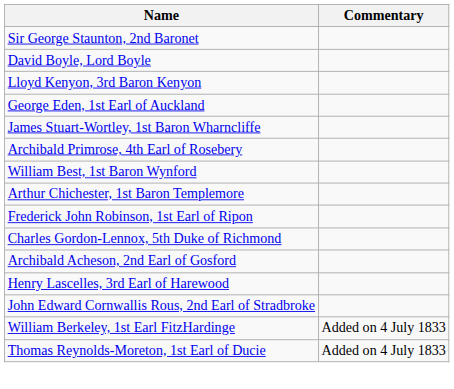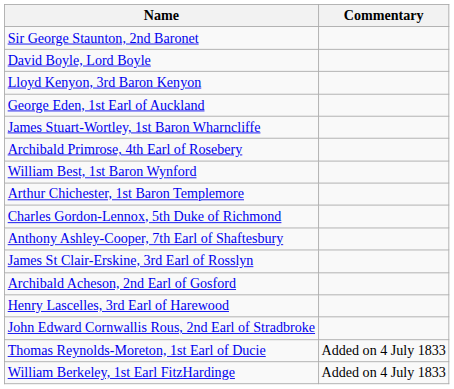- row: (130, 216)
+ row: (145, 238)
+ row: (131, 261)
rows swapped: (137, 350) <-> (121, 328)
